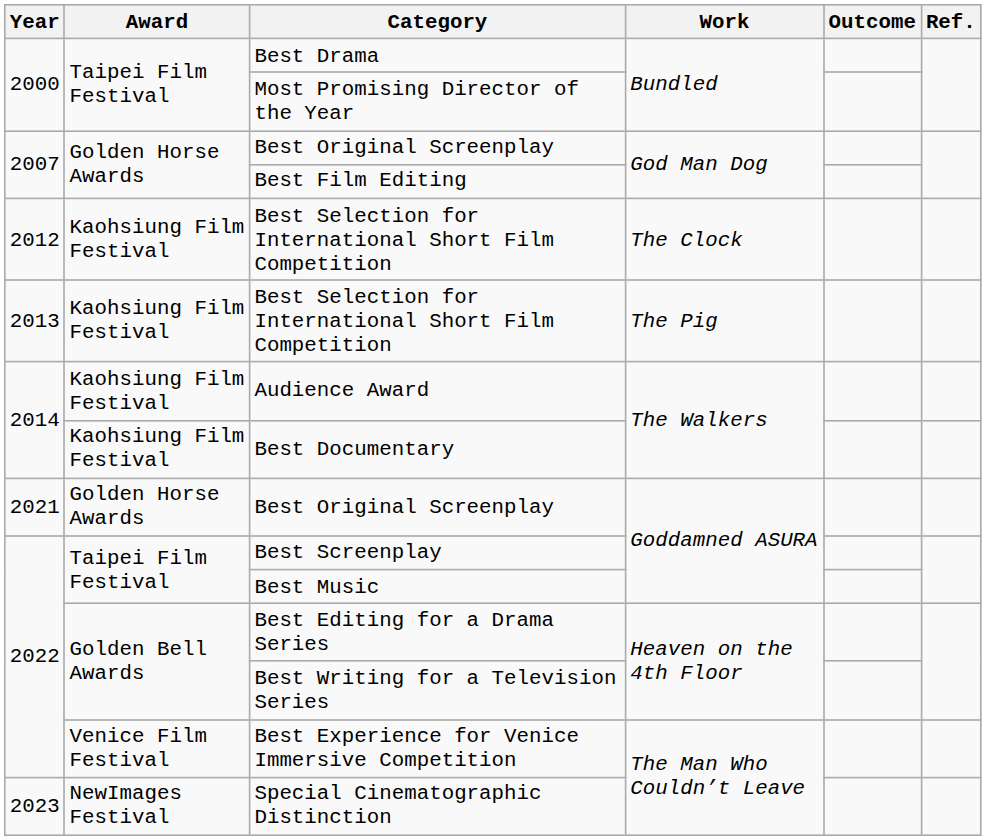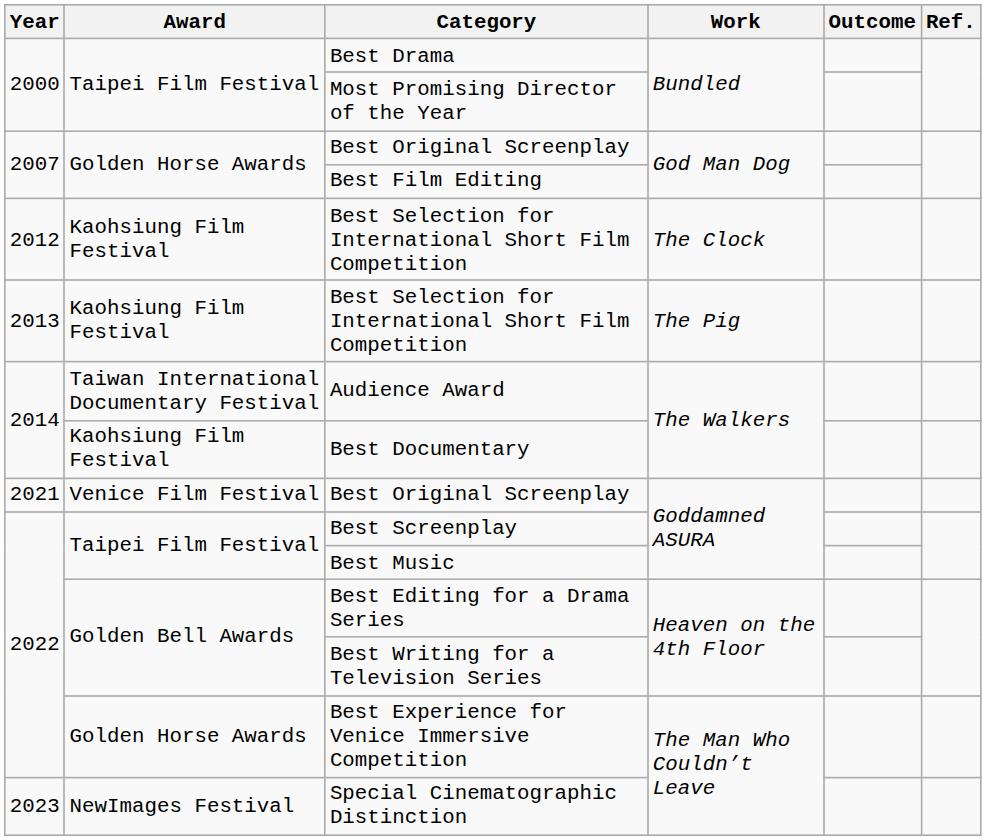(157, 391) Kaohsiung Film Festival -> (194, 391) Taiwan International Documentary Festival
(145, 507) Golden Horse Awards -> (194, 495) Venice Film Festival
(138, 748) Venice Film Festival -> (188, 736) Golden Horse Awards
